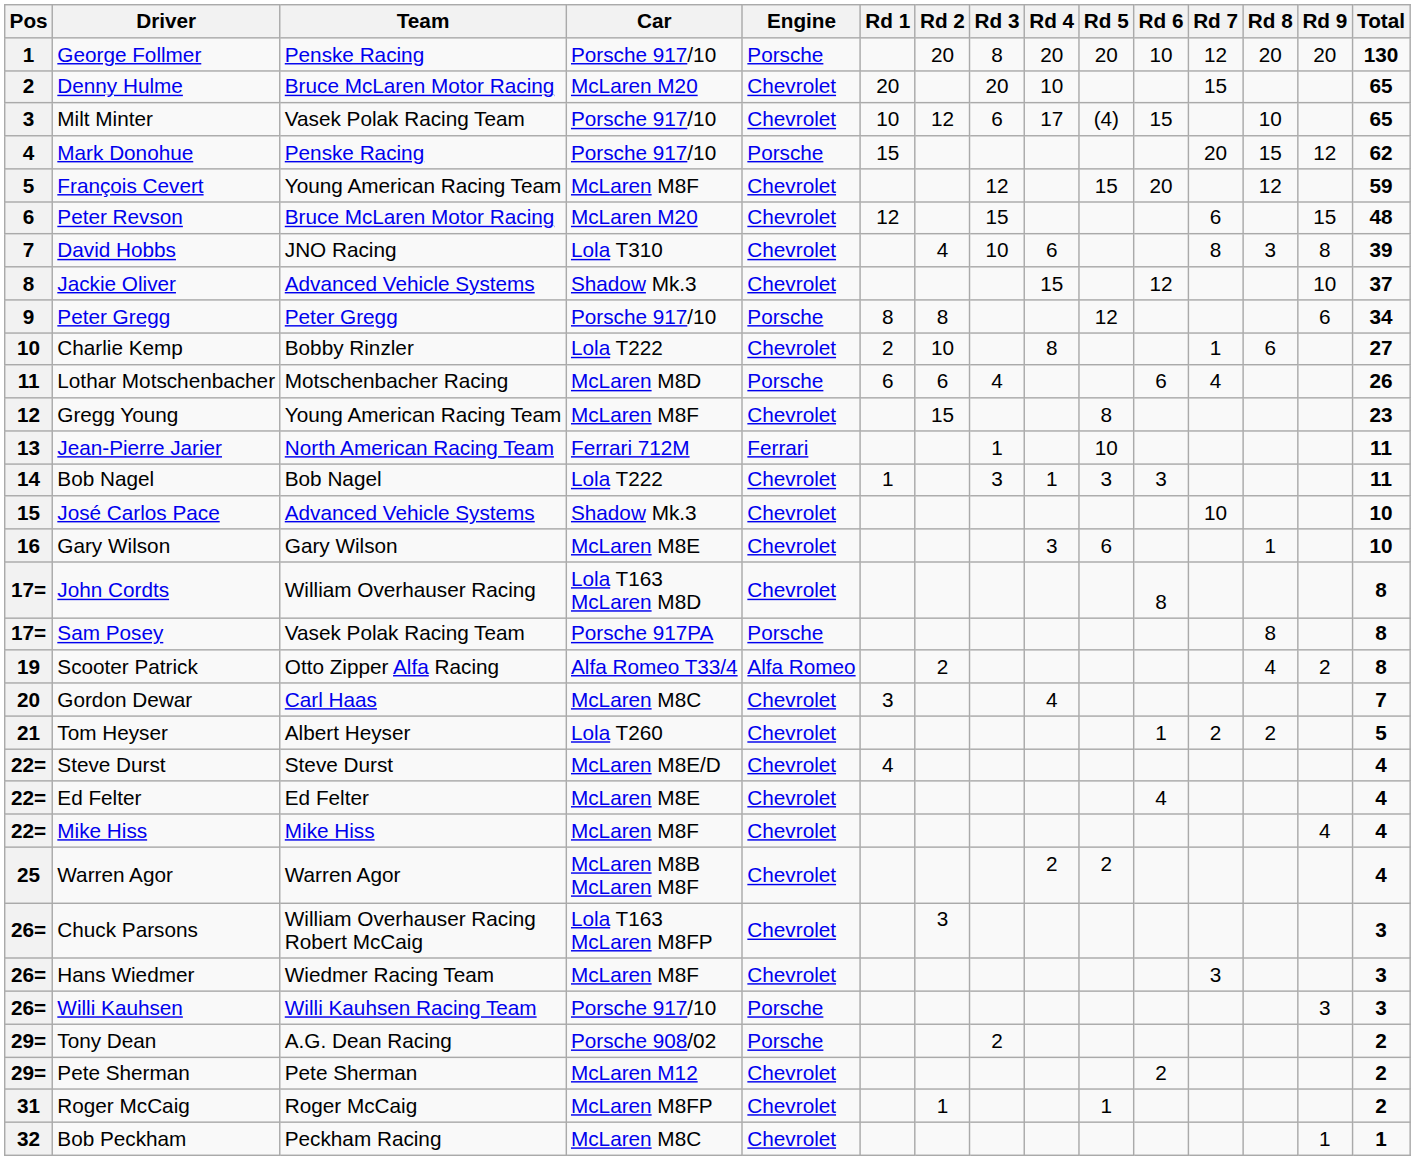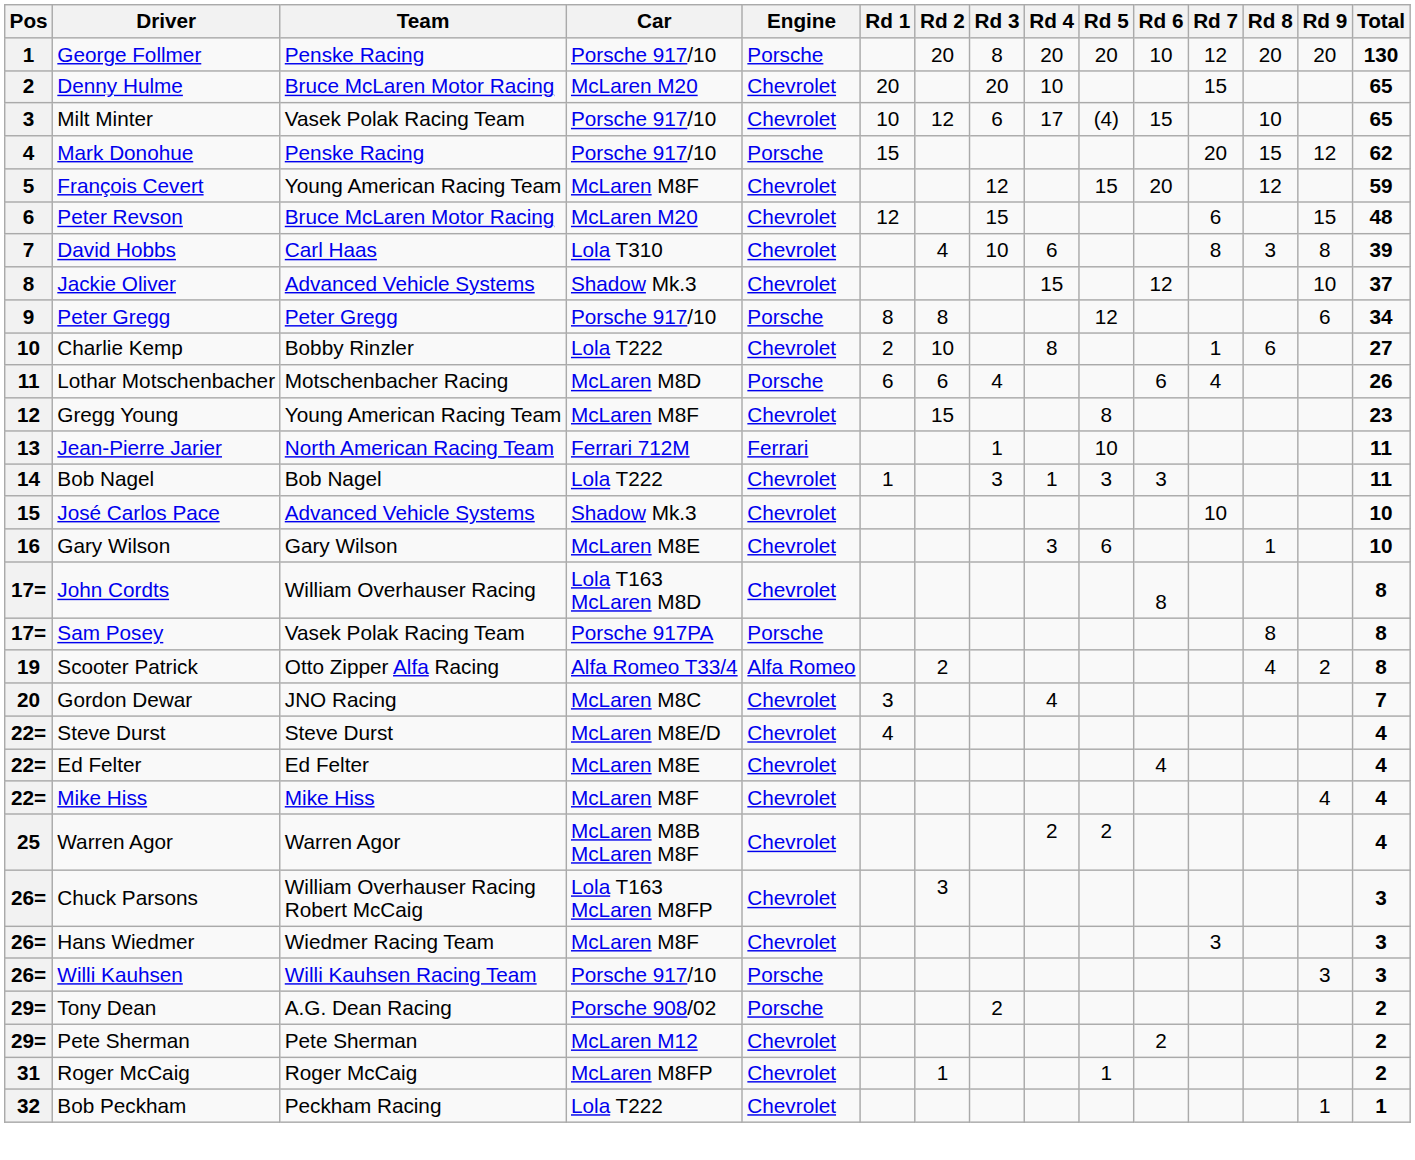(341, 251) JNO Racing -> (331, 251) Carl Haas
(331, 700) Carl Haas -> (341, 700) JNO Racing
- row: (113, 732)
(636, 1139) McLaren M8C -> (617, 1106) Lola T222
